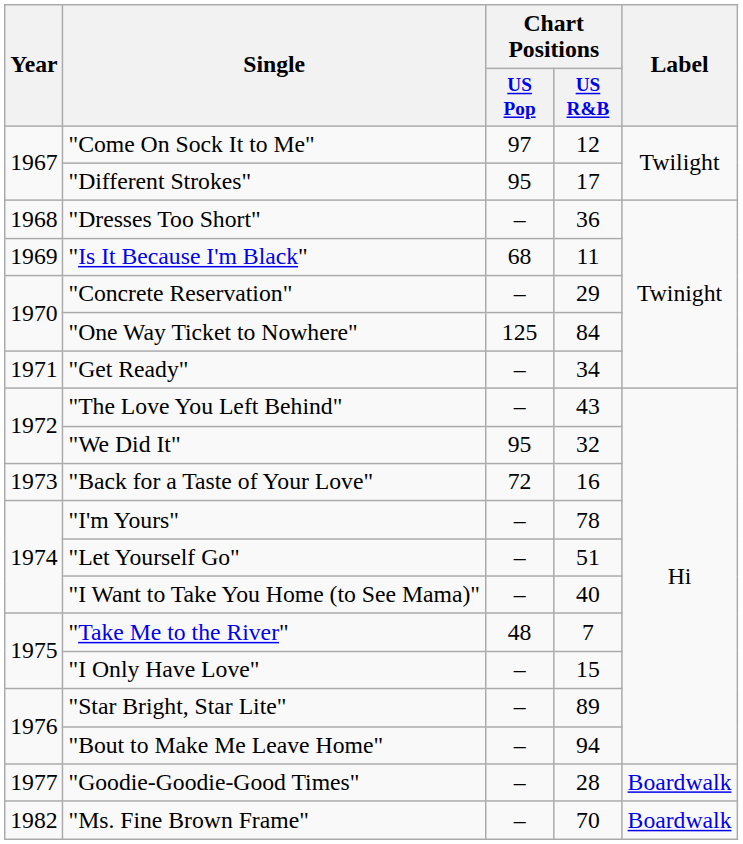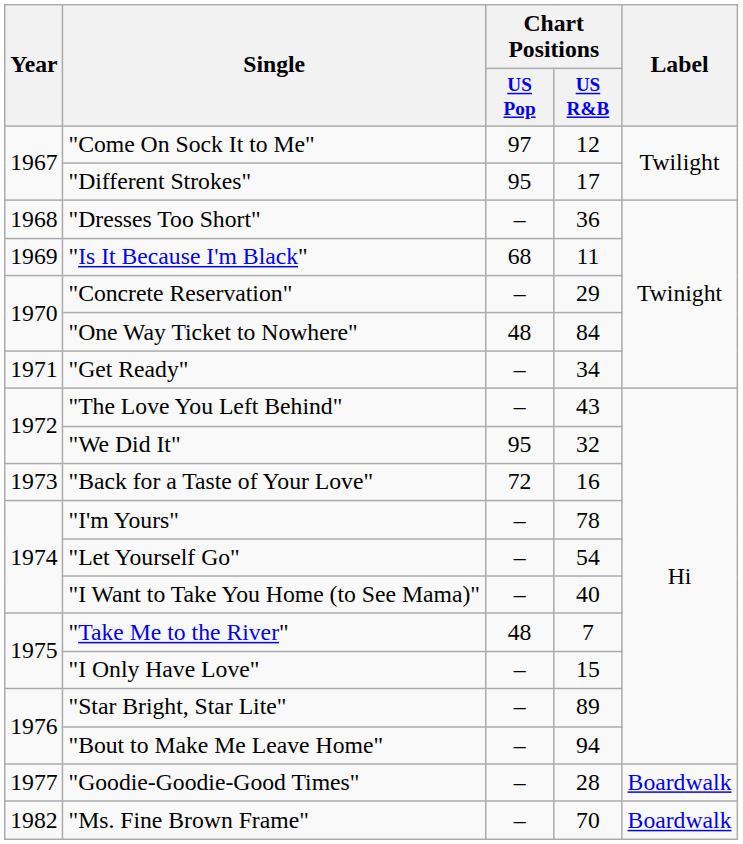(520, 331) 125 -> (520, 331) 48
(588, 557) 51 -> (588, 557) 54
